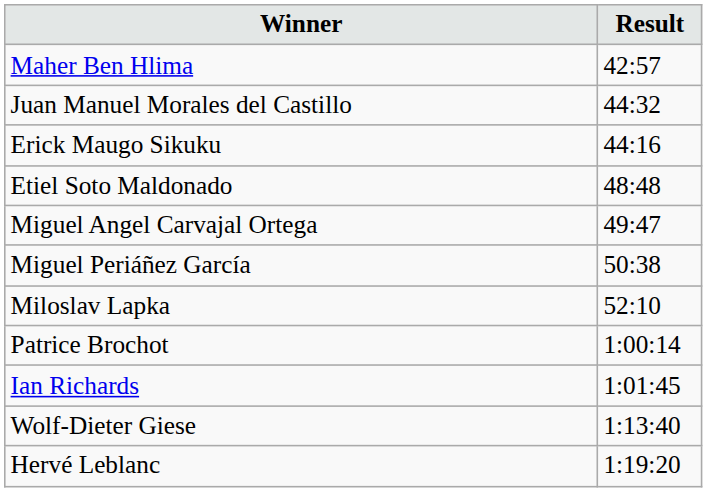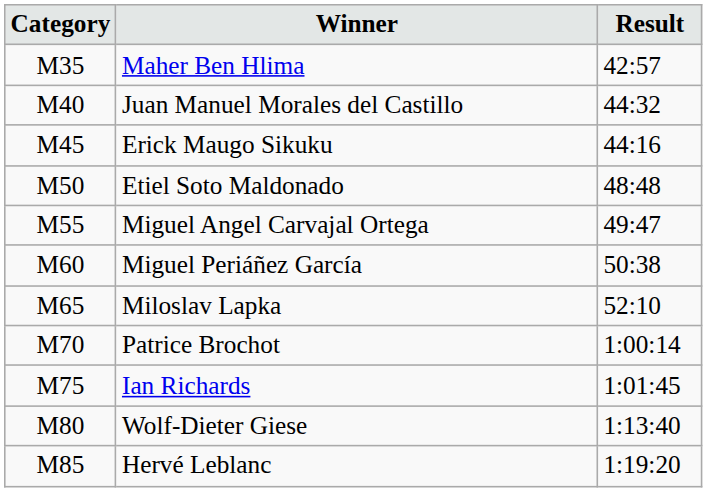+ column: (60, 24)
